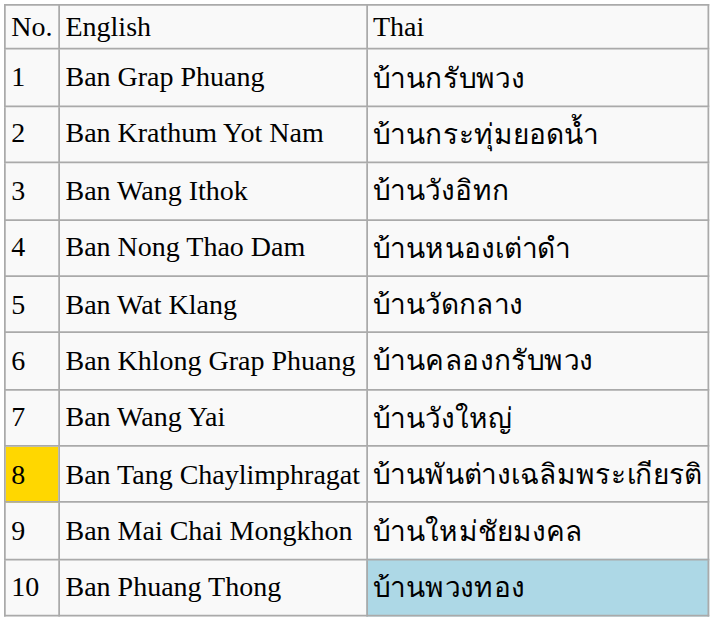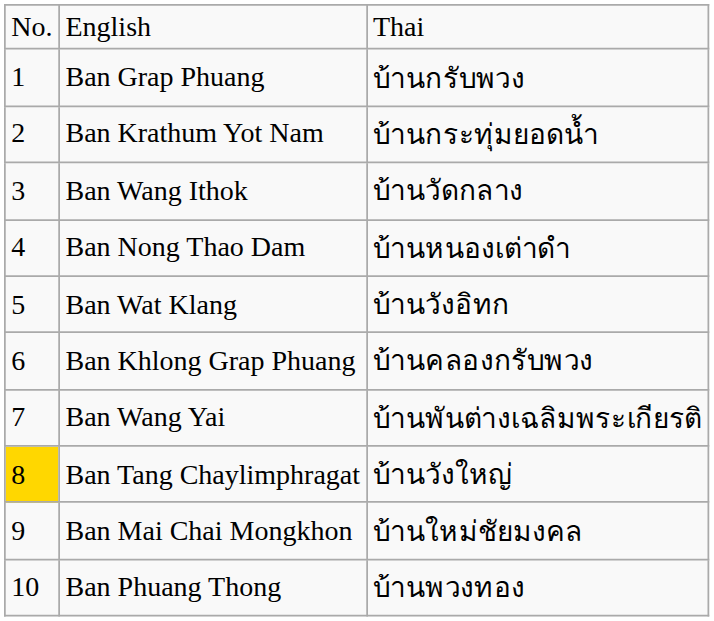(441, 191) บ้านวังอิทก -> (448, 191) บ้านวัดกลาง
(448, 304) บ้านวัดกลาง -> (441, 304) บ้านวังอิทก
(443, 418) บ้านวังใหญ่ -> (537, 418) บ้านพันต่างเฉลิมพระเกียรติ
(537, 474) บ้านพันต่างเฉลิมพระเกียรติ -> (443, 474) บ้านวังใหญ่
(449, 588) lightblue background -> (449, 588) no background
